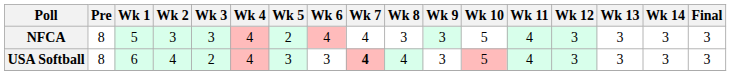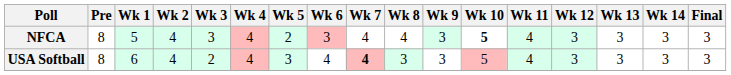(173, 37) 3 -> (173, 37) 4
(327, 37) 4 -> (327, 37) 3
(404, 37) 3 -> (404, 37) 4
(484, 37) normal -> (484, 37) bold
(327, 59) 3 -> (327, 59) 4
(404, 59) 4 -> (404, 59) 3
